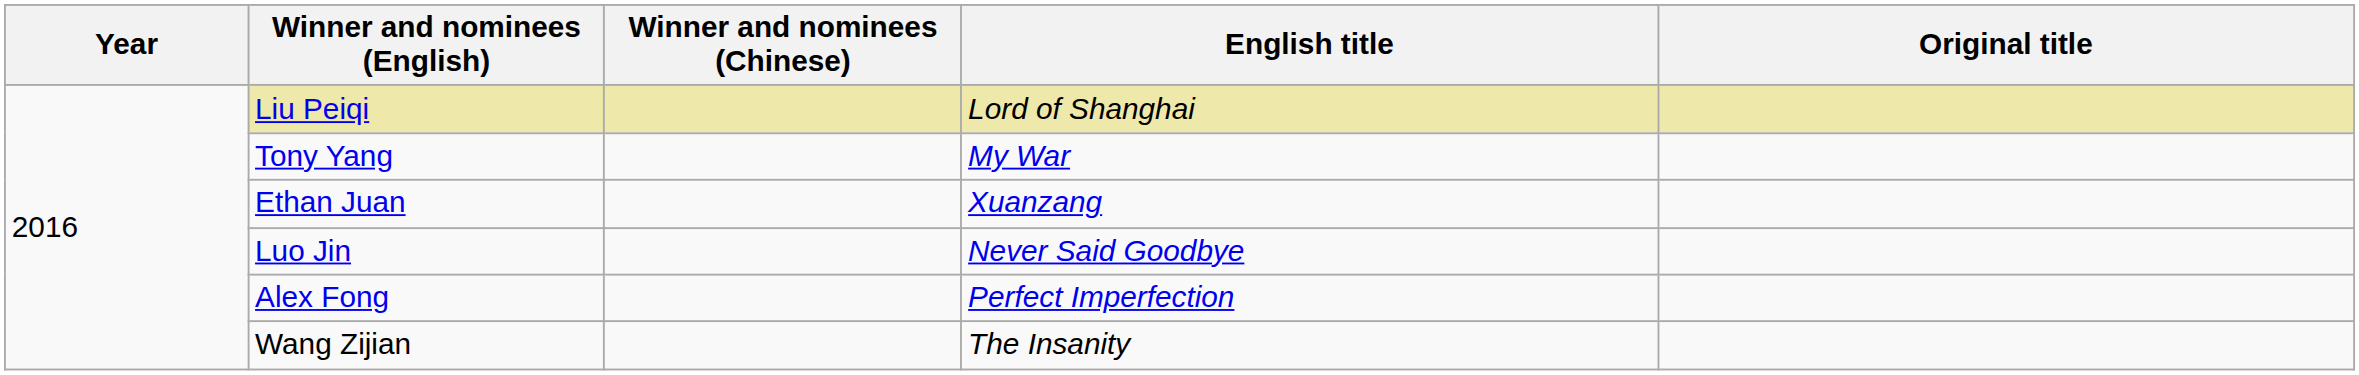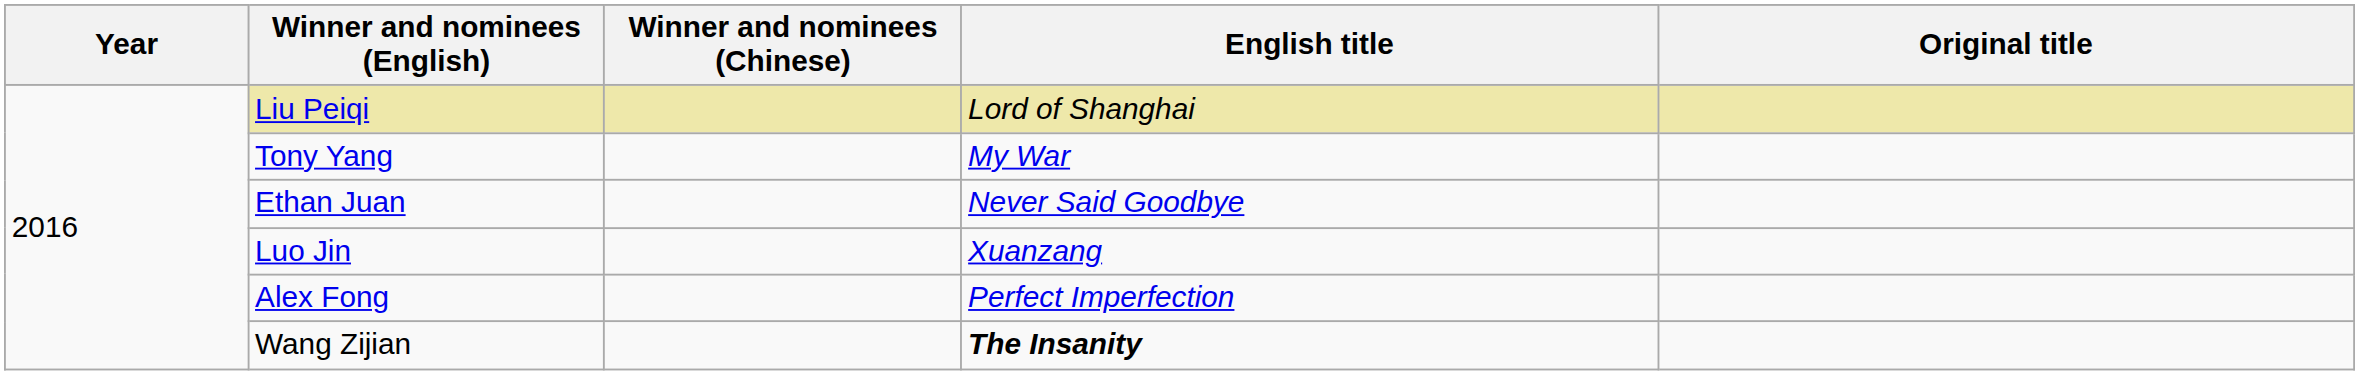(1035, 203) Xuanzang -> (1106, 203) Never Said Goodbye
(1106, 250) Never Said Goodbye -> (1035, 250) Xuanzang
(1049, 344) normal -> (1055, 344) bold
